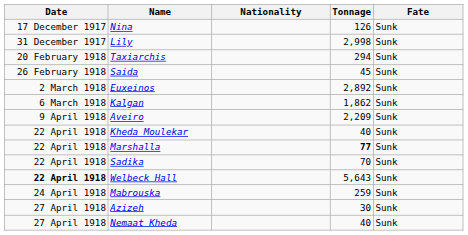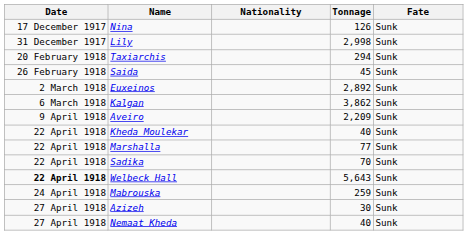(357, 102) 1,862 -> (357, 102) 3,862
(365, 147) bold -> (365, 147) normal
